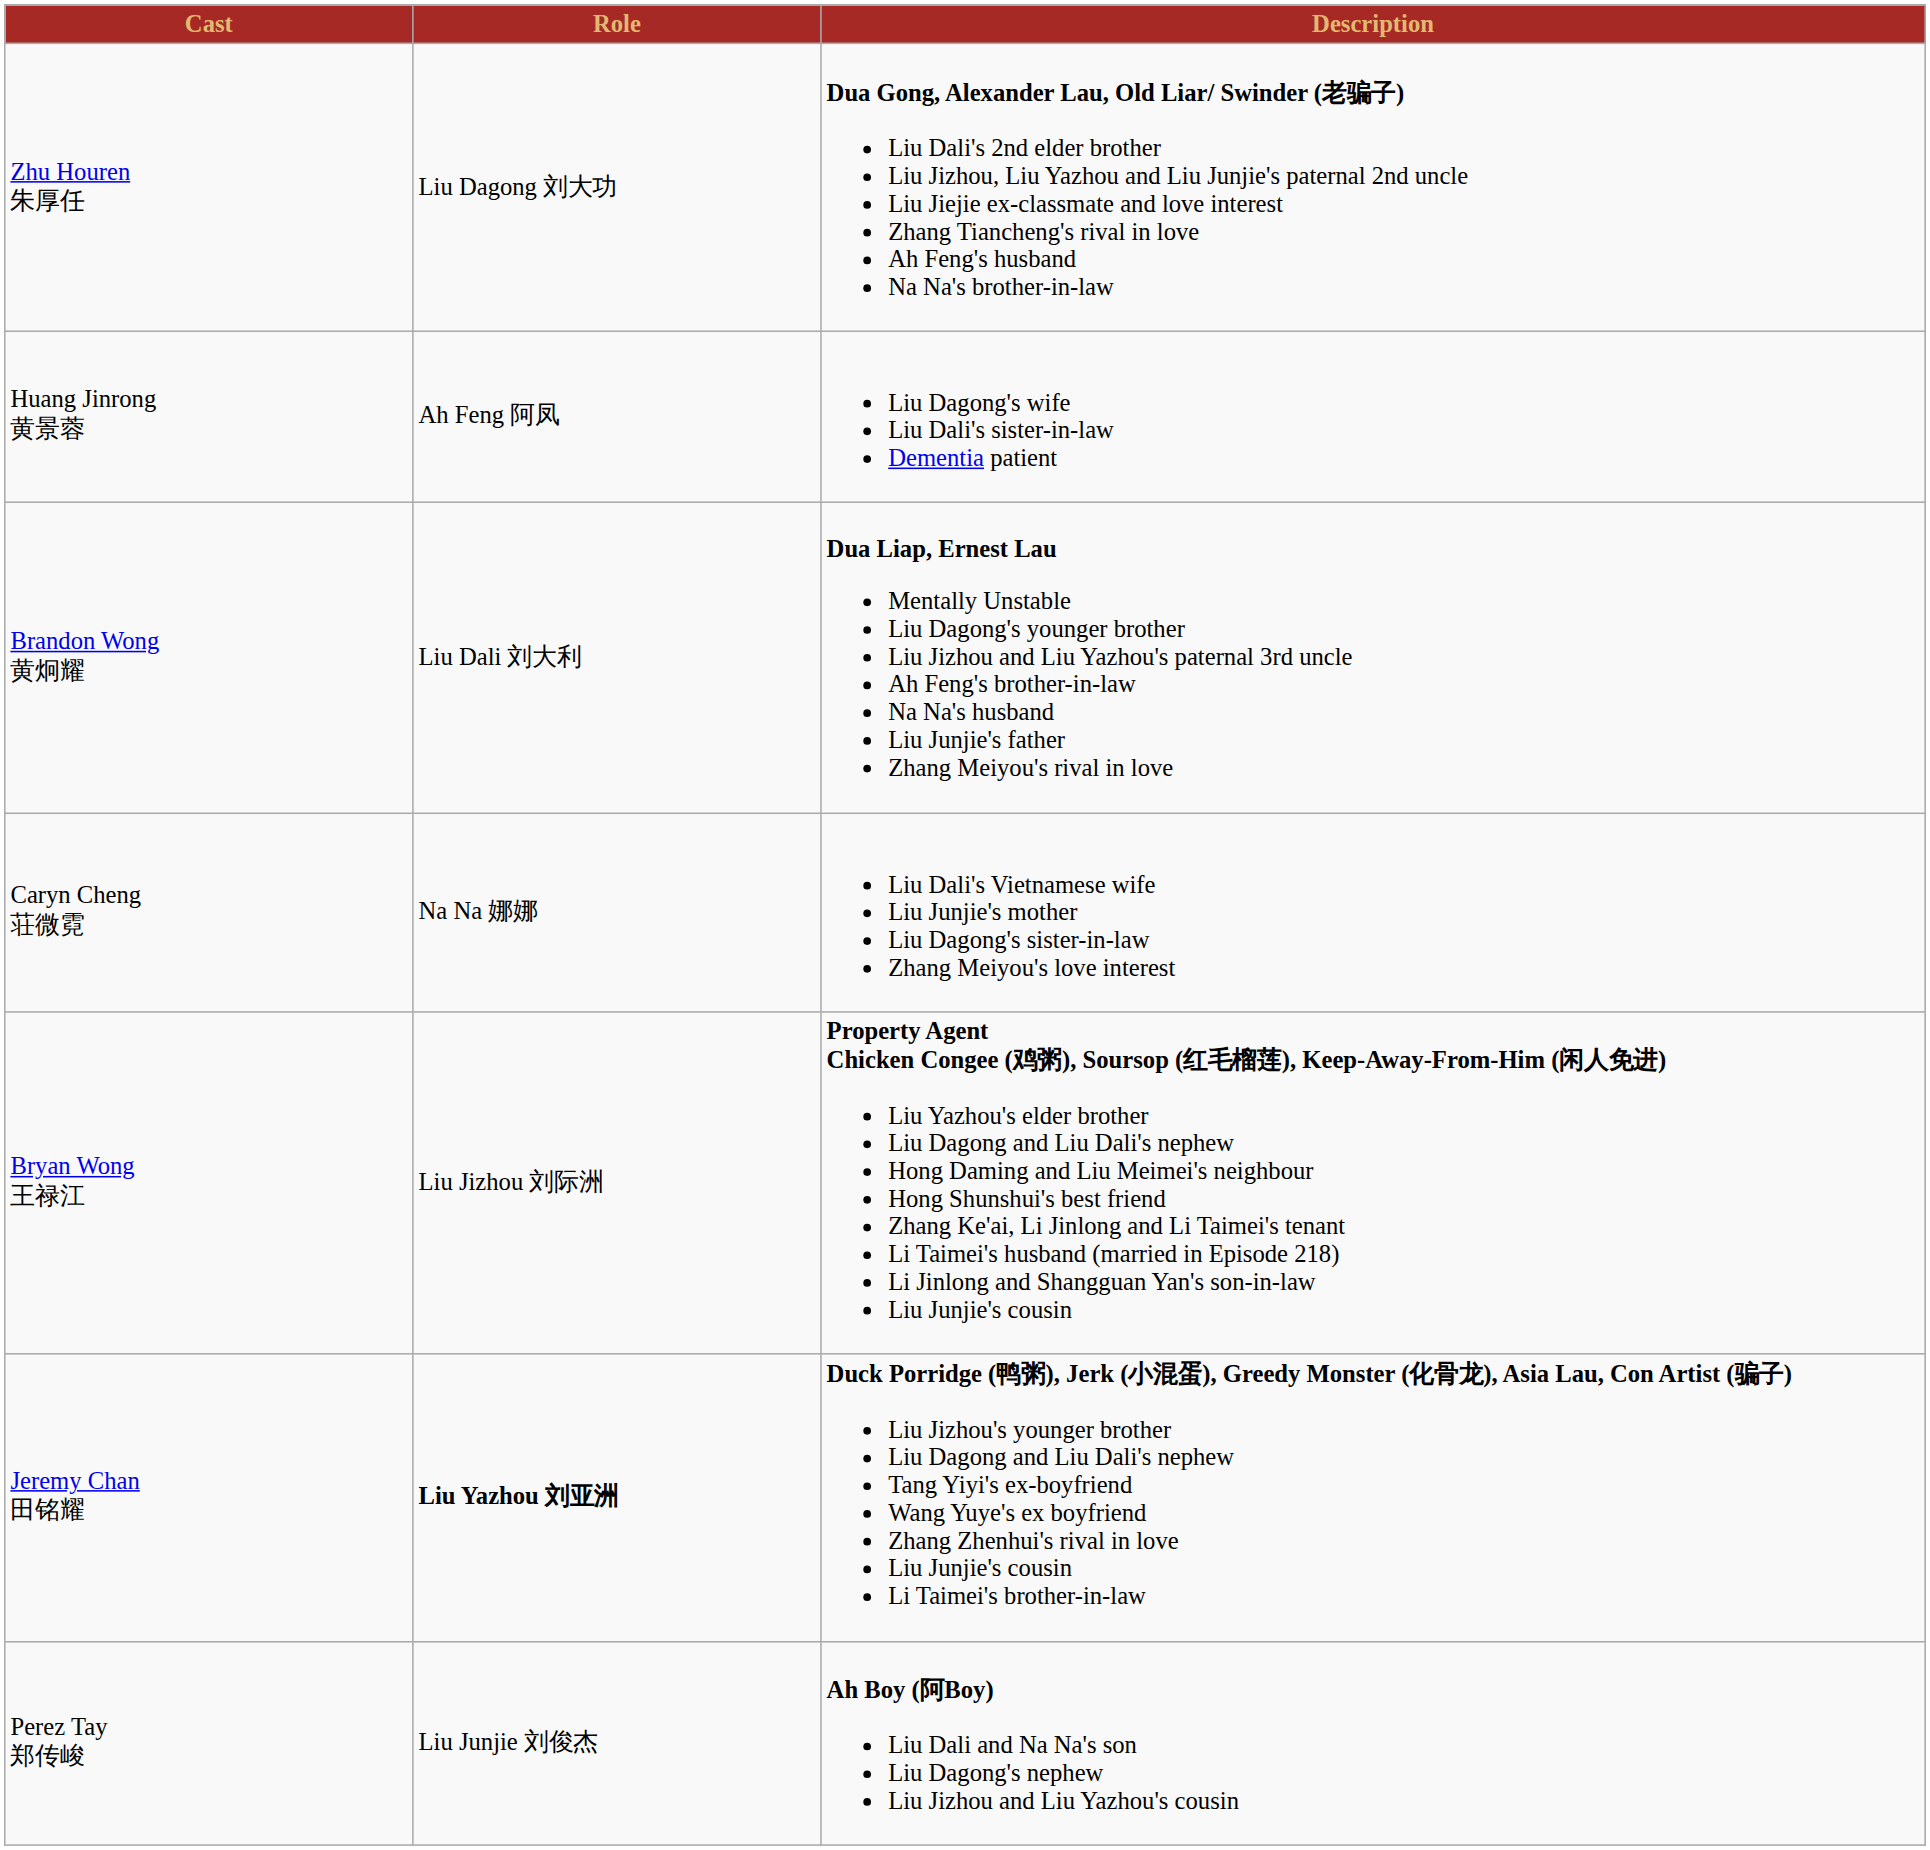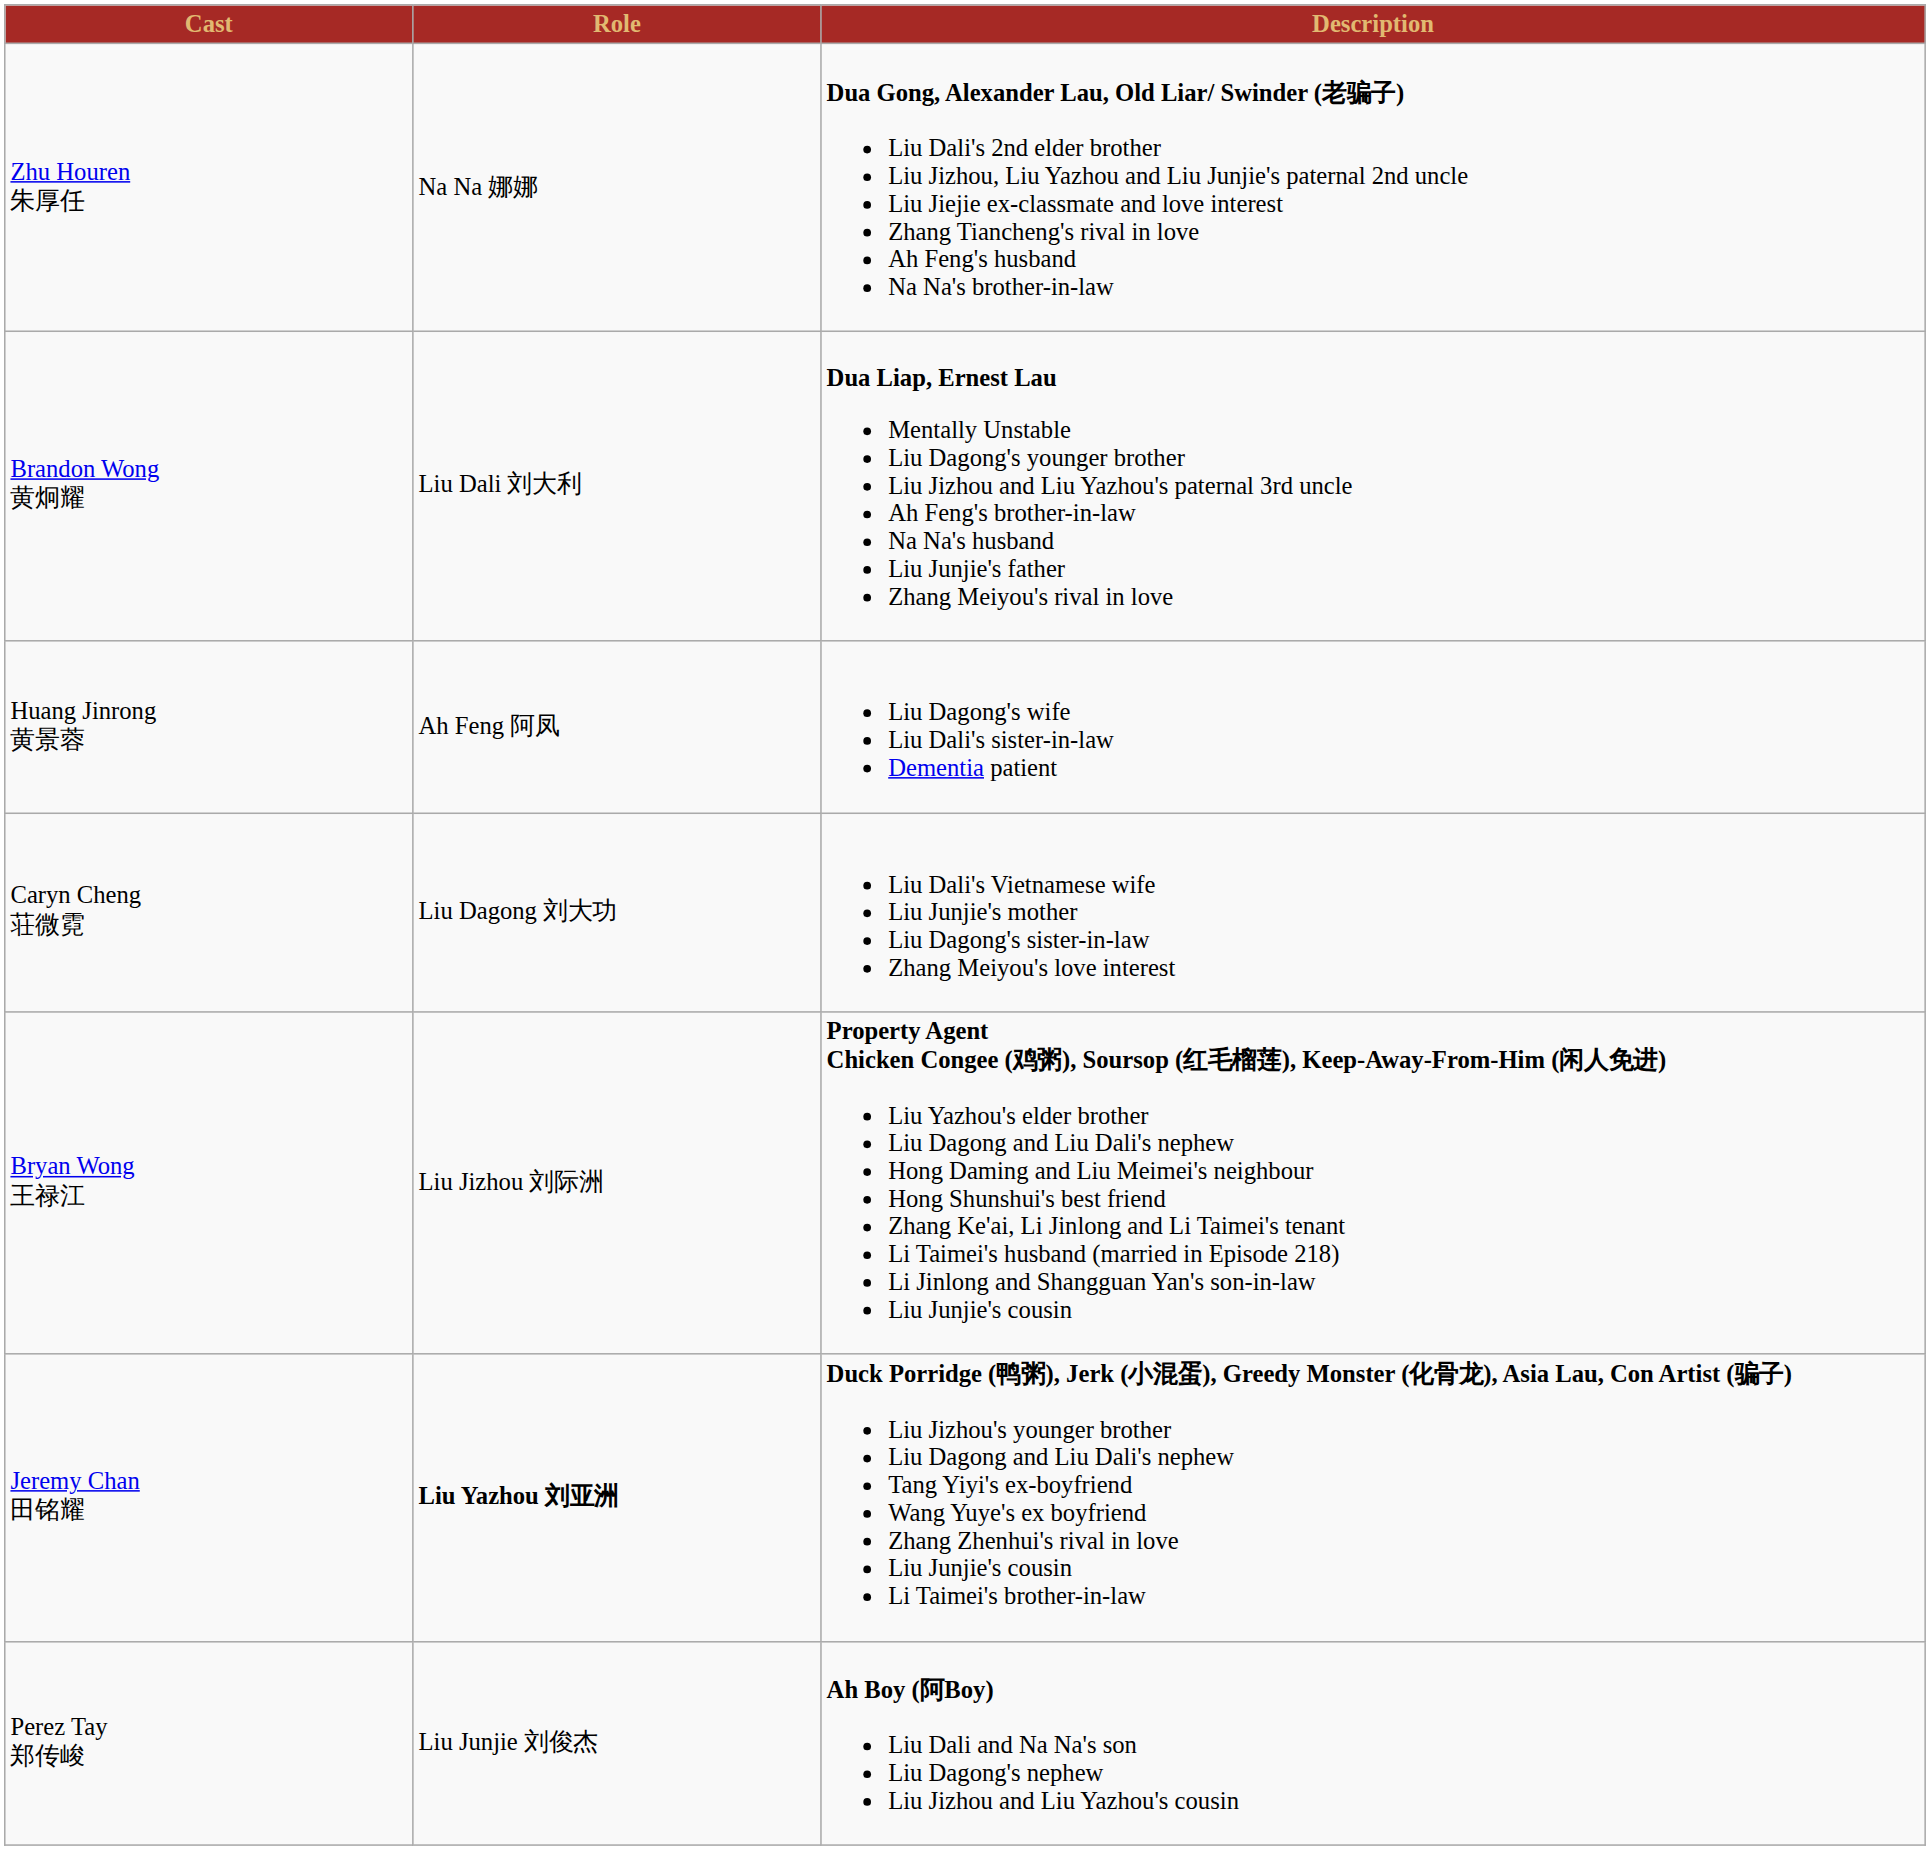(518, 186) Liu Dagong 刘大功 -> (478, 186) Na Na 娜娜
rows swapped: (83, 414) <-> (85, 655)
(478, 911) Na Na 娜娜 -> (518, 911) Liu Dagong 刘大功
